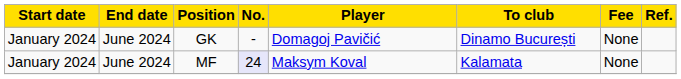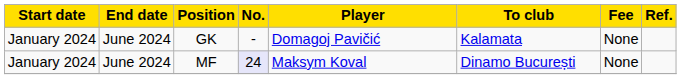(518, 39) Dinamo București -> (491, 39) Kalamata
(491, 62) Kalamata -> (518, 62) Dinamo București
